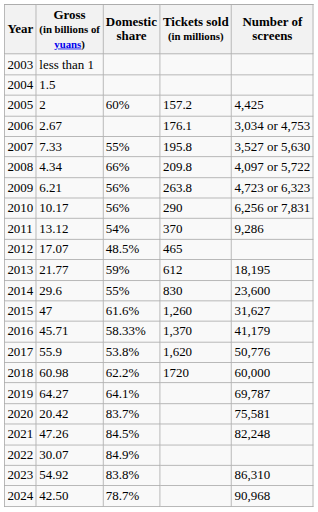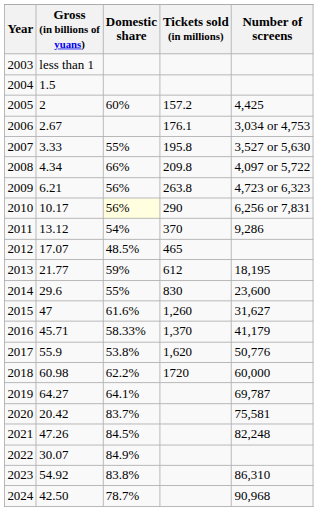(51, 146) 7.33 -> (51, 146) 3.33
(118, 208) no background -> (118, 208) lightyellow background
